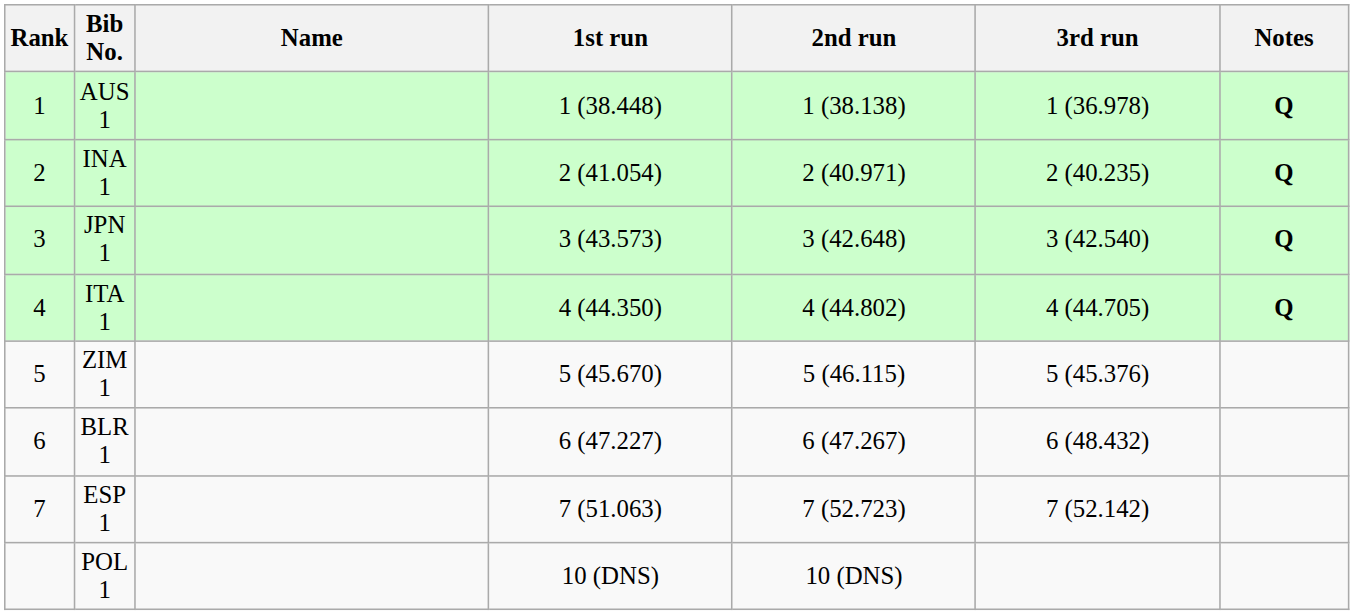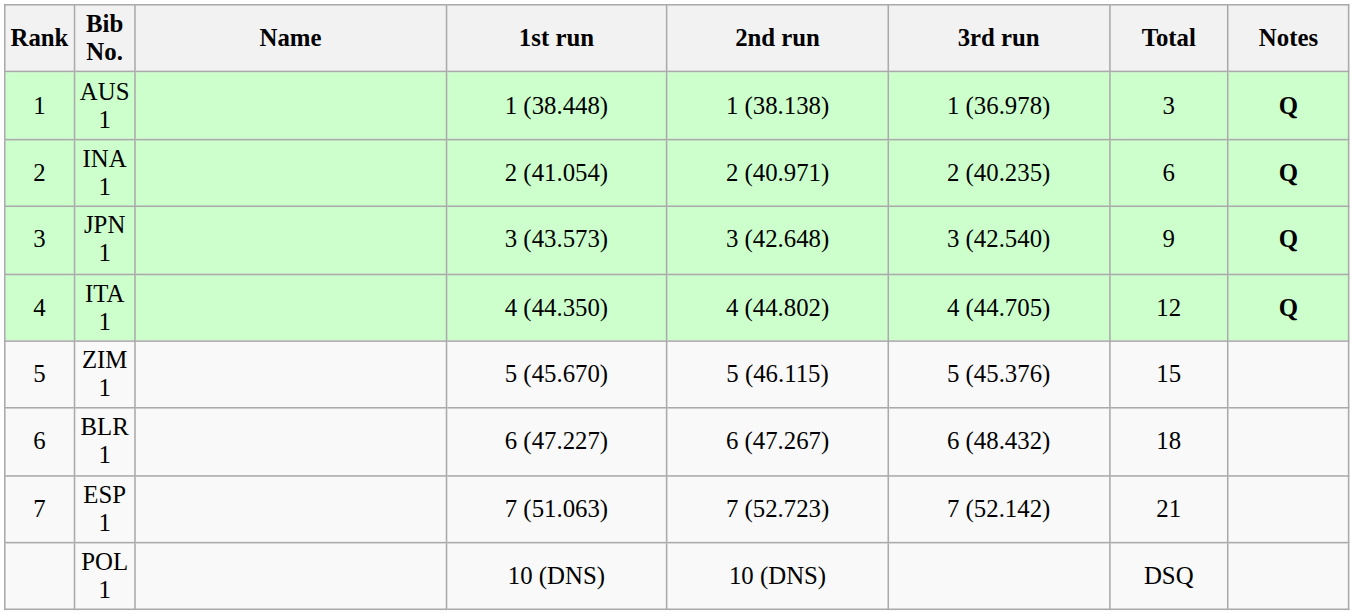+ column: (1169, 38)
